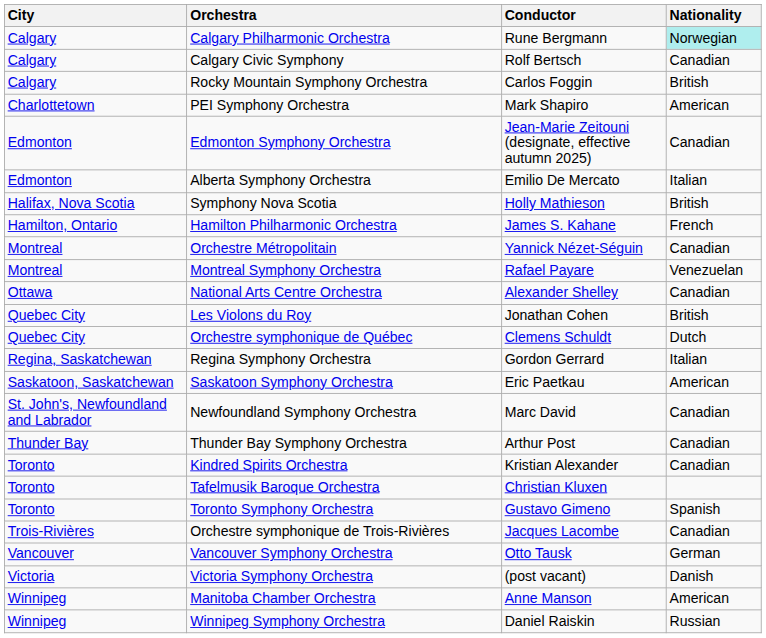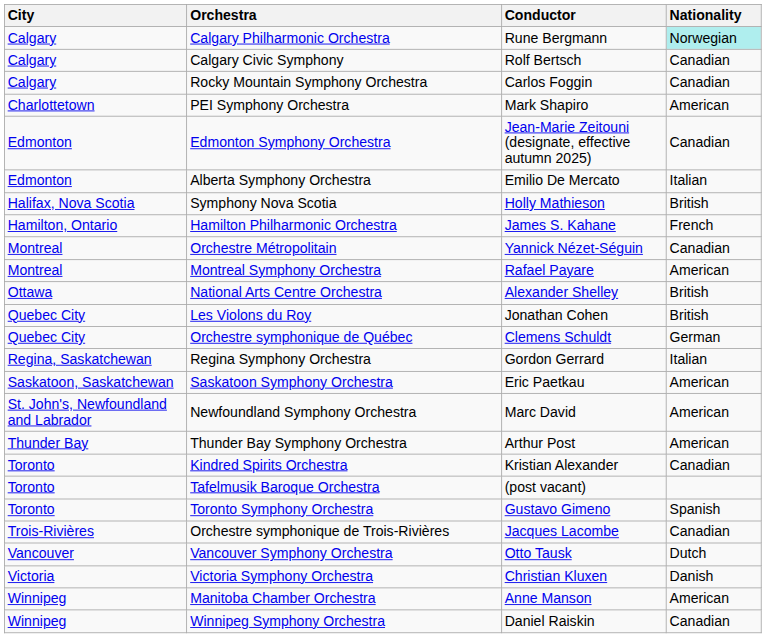(689, 82) British -> (700, 82) Canadian
(706, 270) Venezuelan -> (699, 270) American
(700, 292) Canadian -> (689, 292) British
(688, 337) Dutch -> (695, 337) German
(700, 412) Canadian -> (699, 412) American
(700, 442) Canadian -> (699, 442) American
(556, 487) Christian Kluxen -> (545, 487) (post vacant)
(695, 554) German -> (688, 554) Dutch
(545, 576) (post vacant) -> (556, 576) Christian Kluxen
(695, 621) Russian -> (700, 621) Canadian
